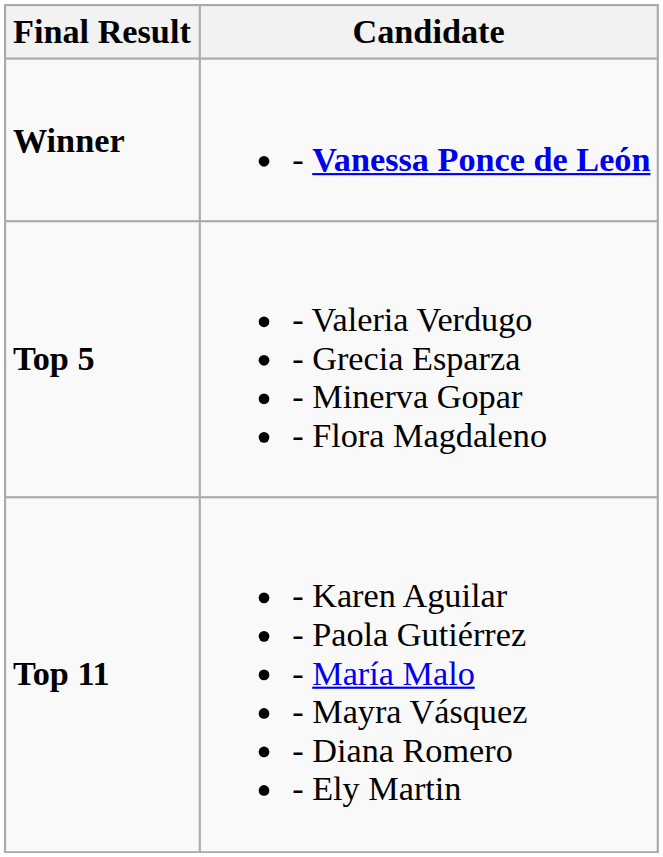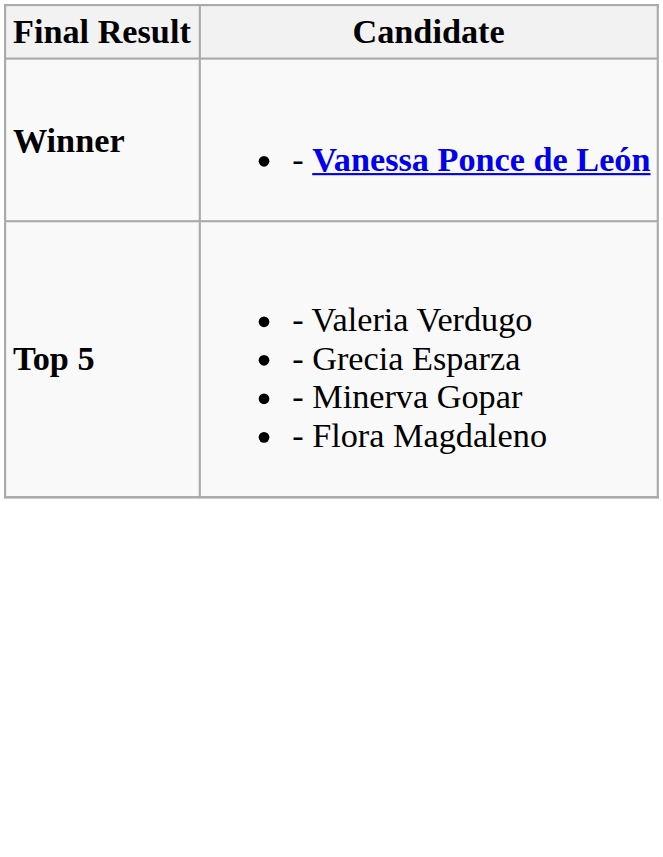- row: (61, 673)
